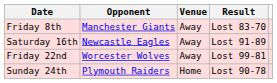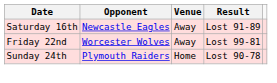- row: (34, 27)
